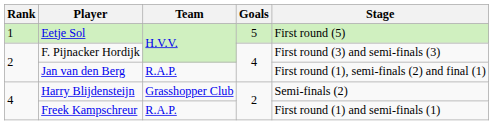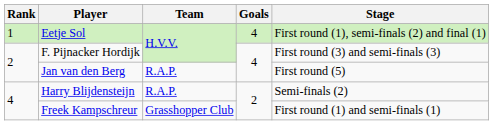(254, 33) 5 -> (254, 33) 4
(310, 33) First round (5) -> (380, 33) First round (1), semi-finals (2) and final (1)
(380, 71) First round (1), semi-finals (2) and final (1) -> (310, 71) First round (5)
(189, 91) Grasshopper Club -> (161, 91) R.A.P.
(161, 110) R.A.P. -> (189, 110) Grasshopper Club
